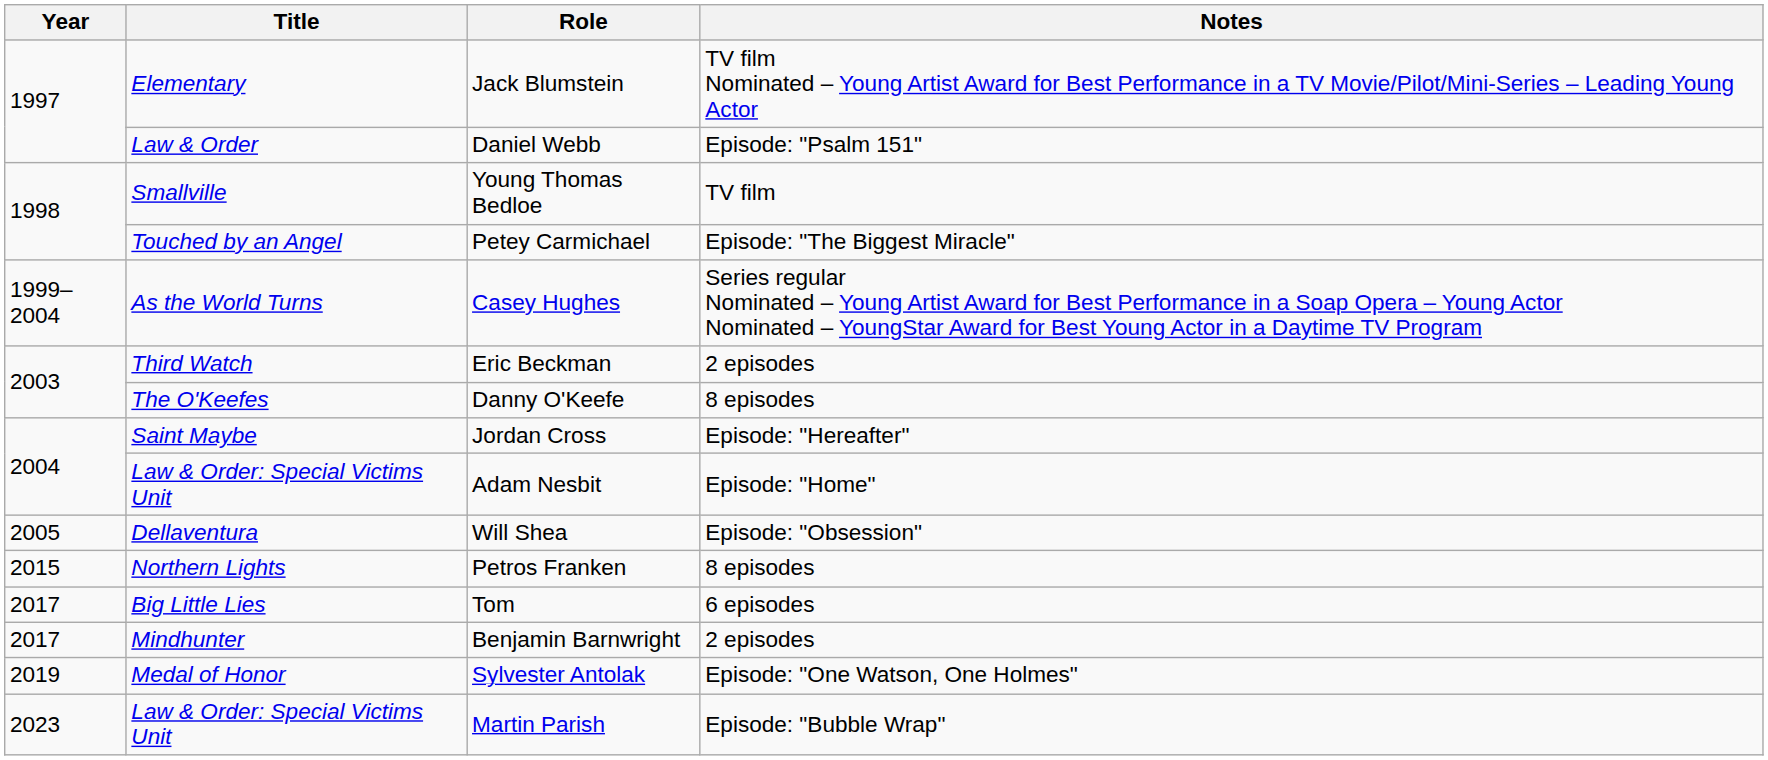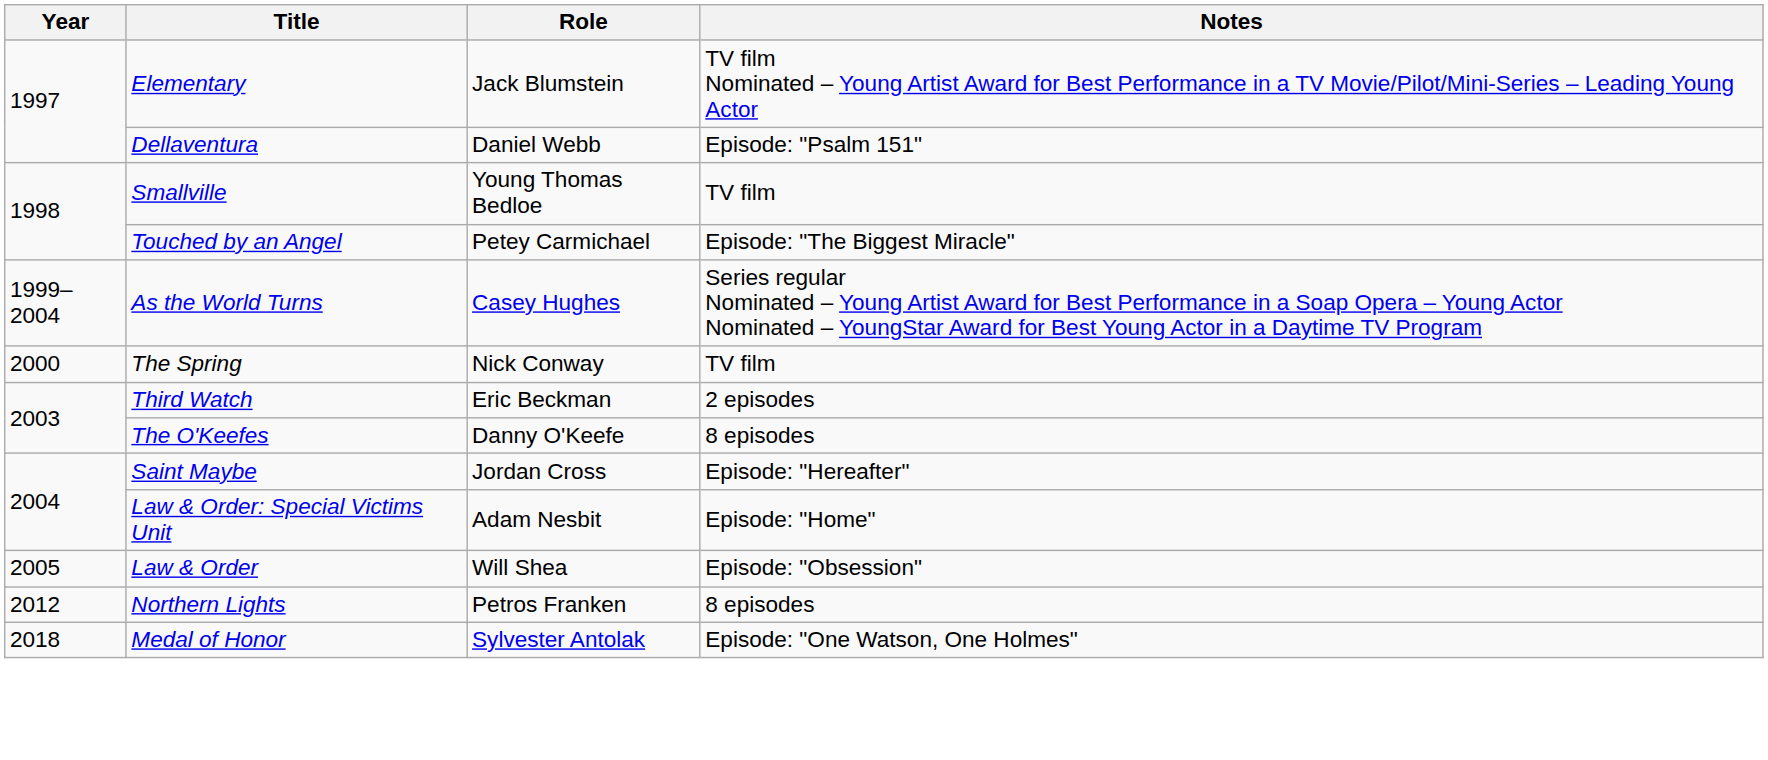(195, 144) Law & Order -> (195, 144) Dellaventura
+ row: (538, 363)
(195, 532) Dellaventura -> (195, 568) Law & Order
(35, 568) 2015 -> (35, 604) 2012
- row: (493, 604)
- row: (576, 639)
(35, 675) 2019 -> (35, 639) 2018
- row: (539, 724)
